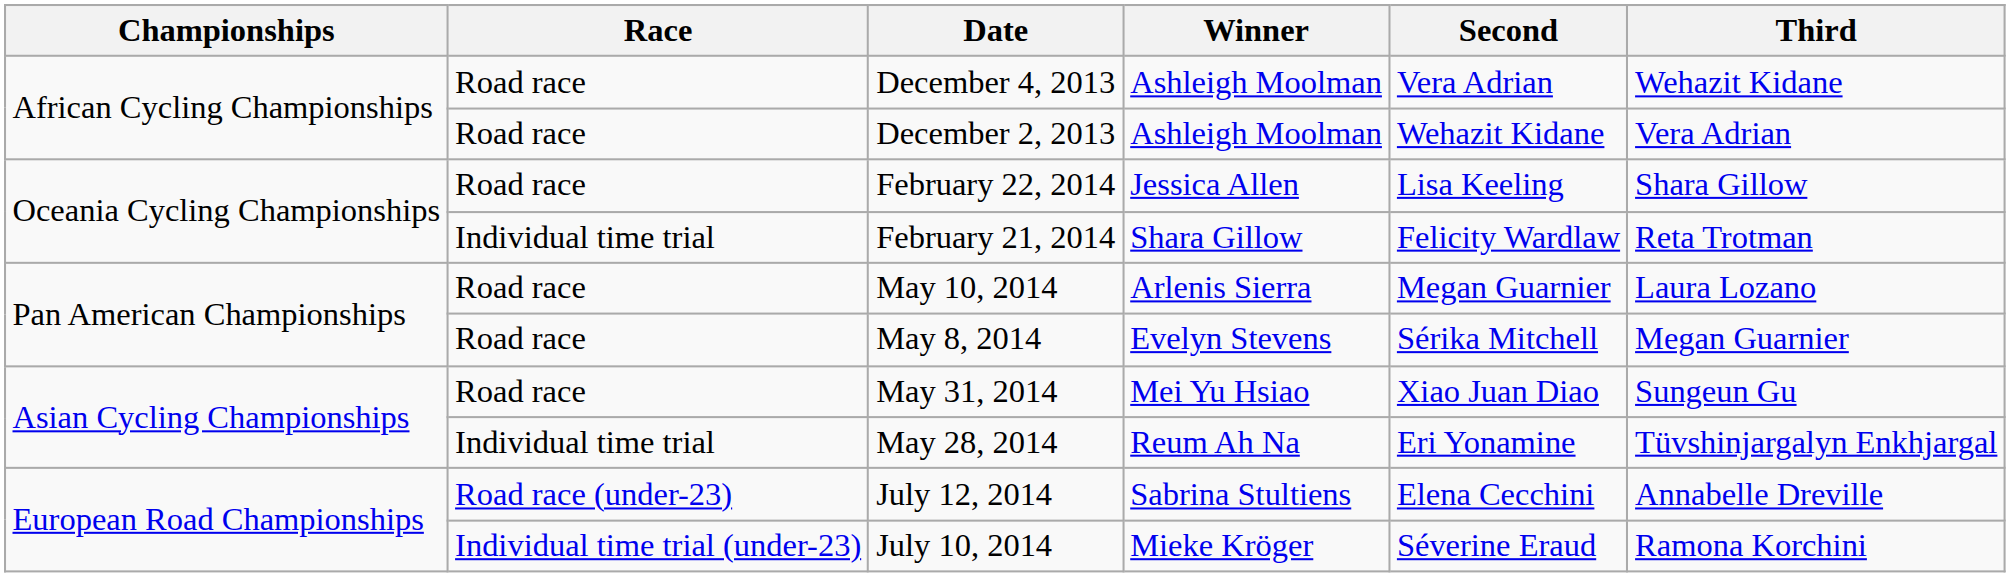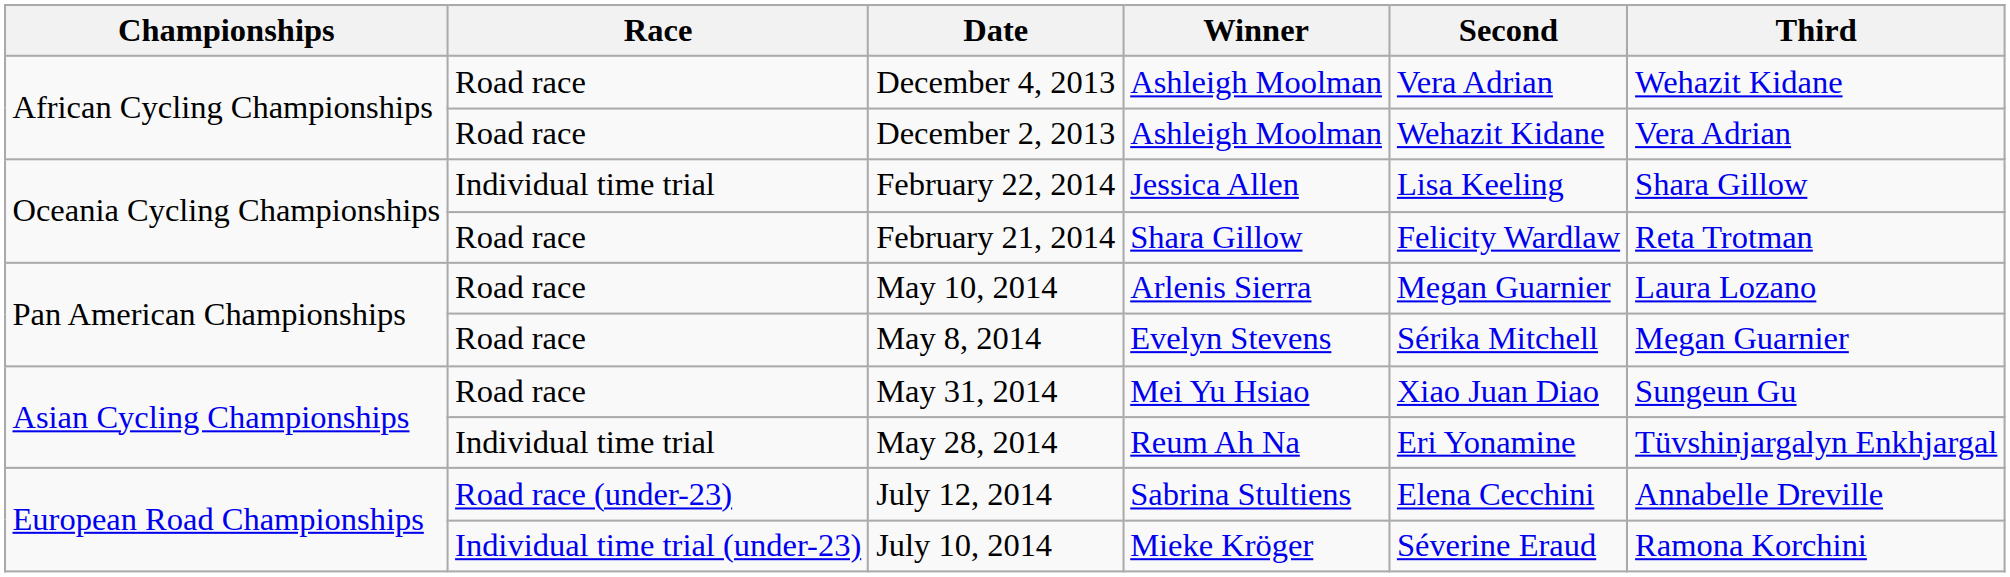(520, 184) Road race -> (585, 184) Individual time trial
(585, 236) Individual time trial -> (520, 236) Road race
